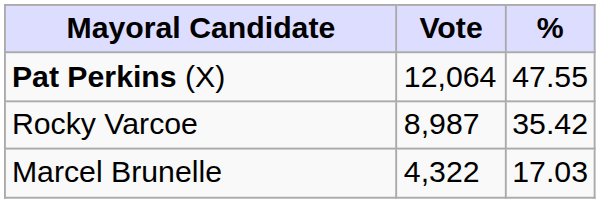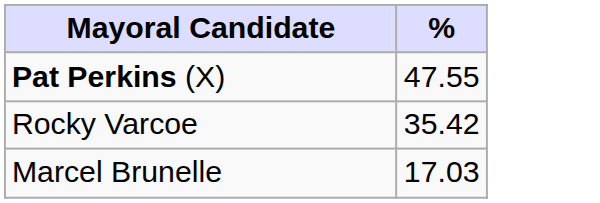- column: (451, 28)
